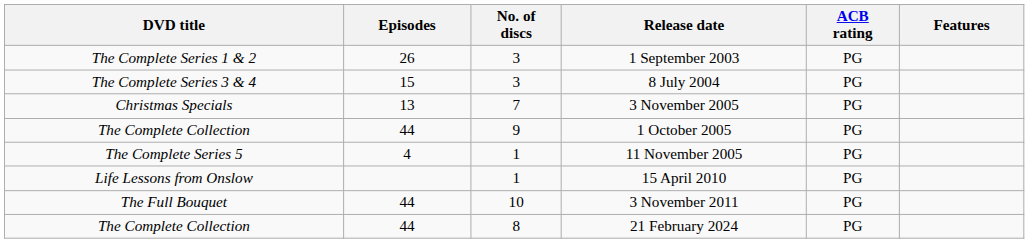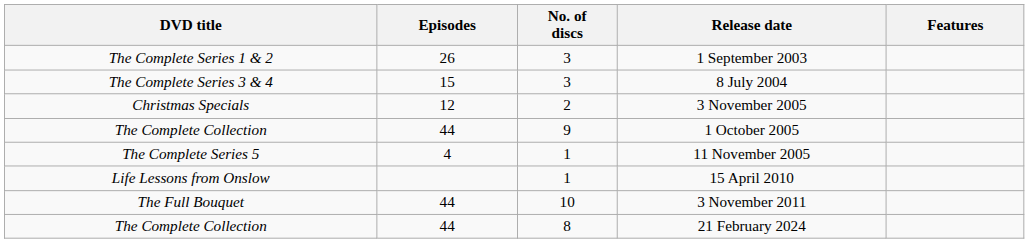- column: (853, 25)
(407, 105) 13 -> (447, 105) 12
(516, 105) 7 -> (567, 105) 2
